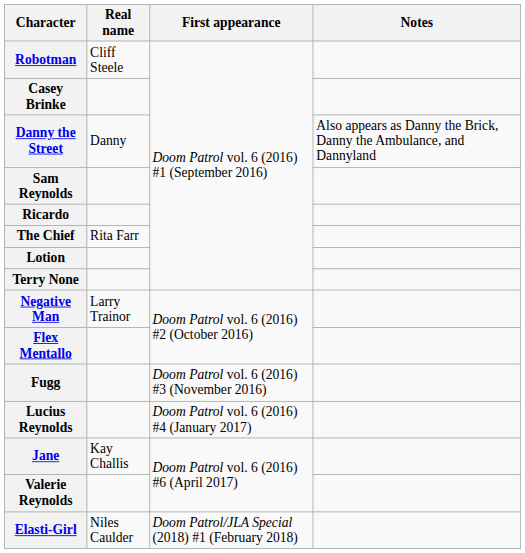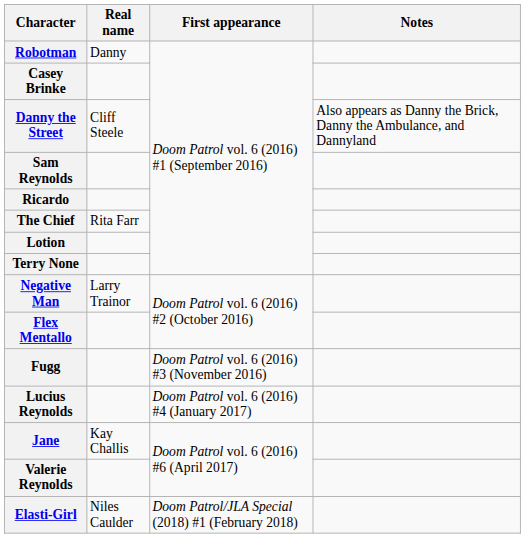(107, 59) Cliff Steele -> (108, 52) Danny
(108, 141) Danny -> (107, 125) Cliff Steele
